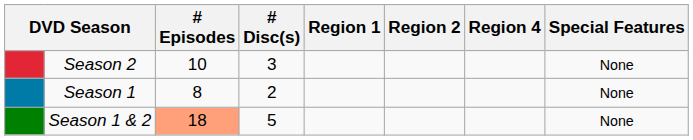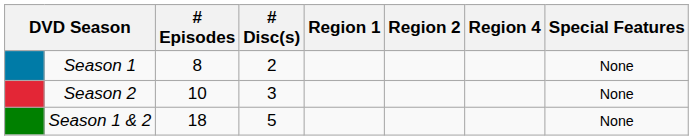rows swapped: (100, 92) <-> (100, 64)
(197, 120) lightsalmon background -> (197, 120) no background
